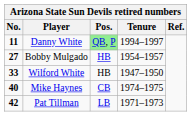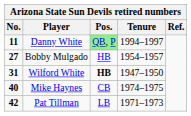(14, 73) 33 -> (14, 73) 31
(104, 73) normal -> (104, 73) bold
